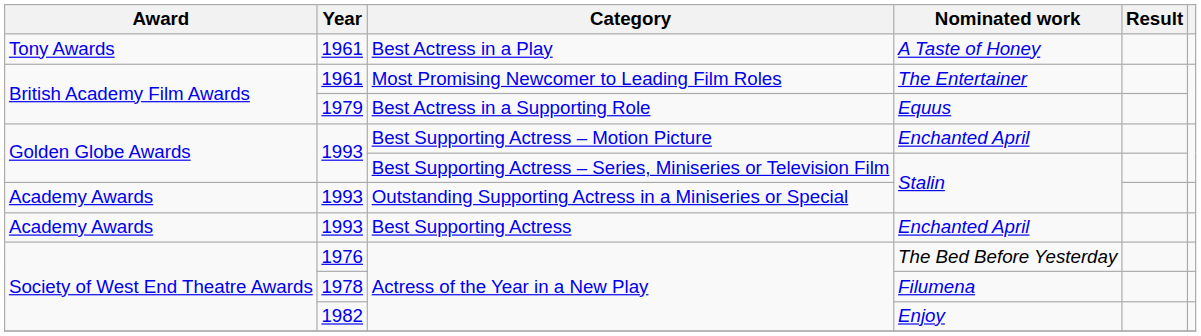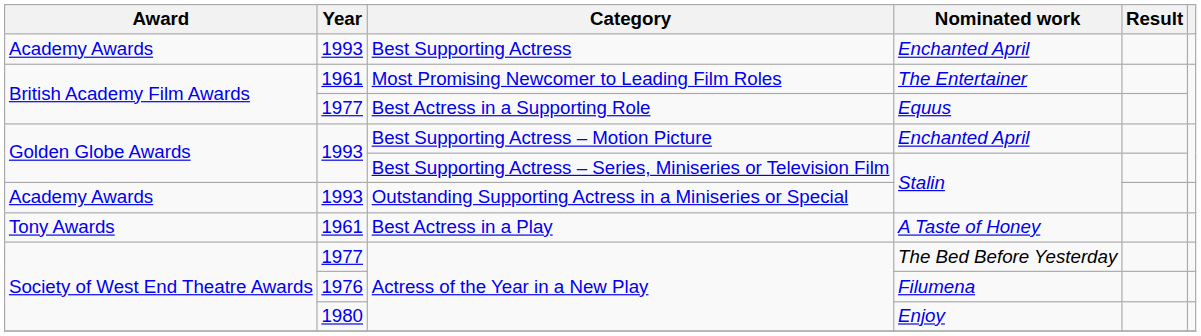rows swapped: (472, 227) <-> (462, 49)
(342, 108) 1979 -> (342, 108) 1977
(342, 256) 1976 -> (342, 256) 1977
(342, 286) 1978 -> (342, 286) 1976
(342, 316) 1982 -> (342, 316) 1980
